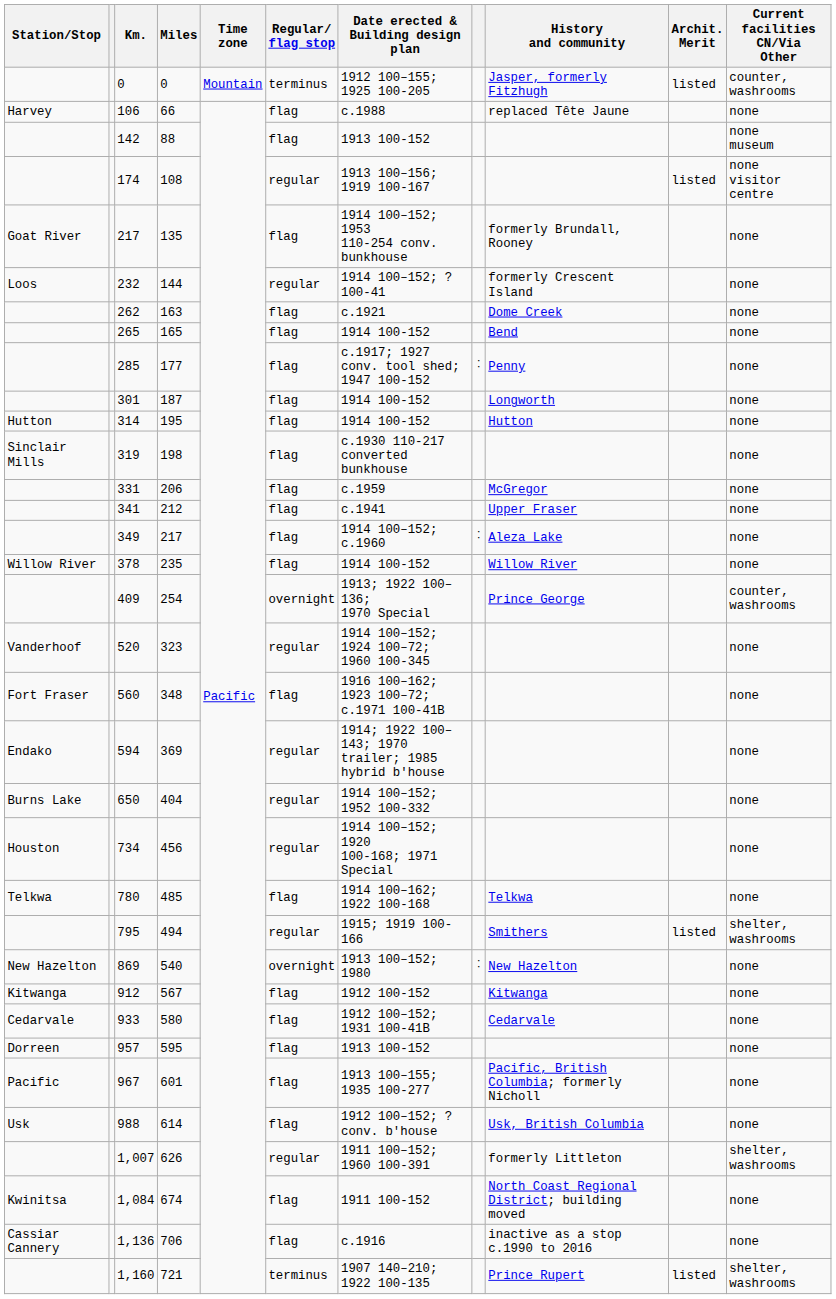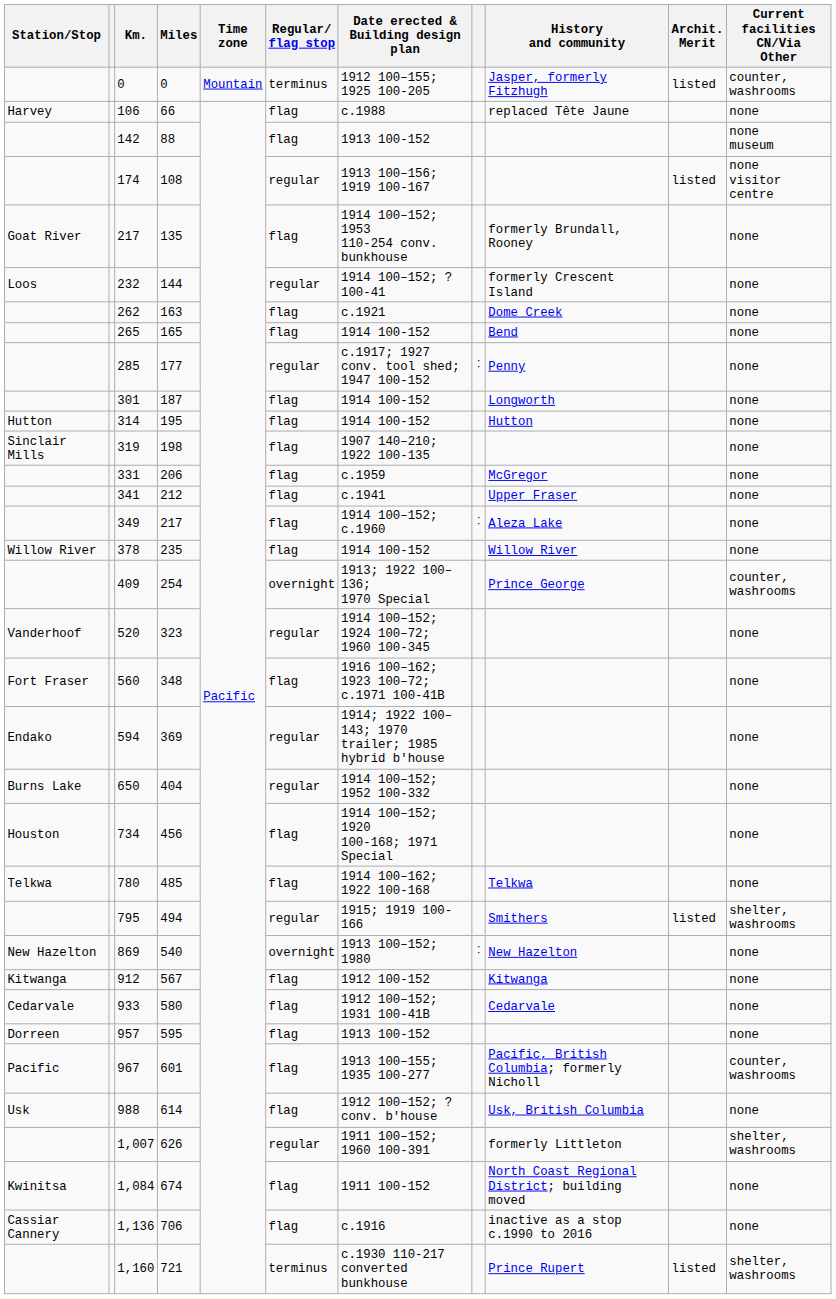(283, 367) flag -> (294, 367) regular
(393, 456) c.1930 110-217 converted bunkhouse -> (389, 448) 1907 140–210; 1922 100-135
(294, 849) regular -> (283, 835) flag
(744, 1083) none -> (763, 1069) counter, washrooms
(389, 1276) 1907 140–210; 1922 100-135 -> (393, 1269) c.1930 110-217 converted bunkhouse
